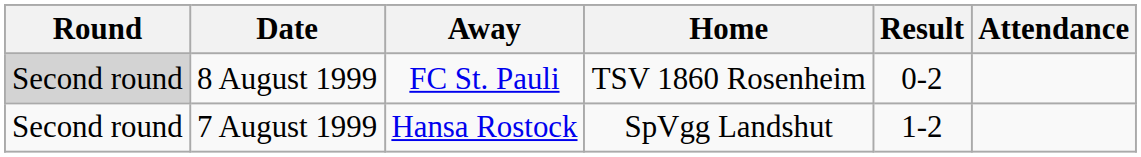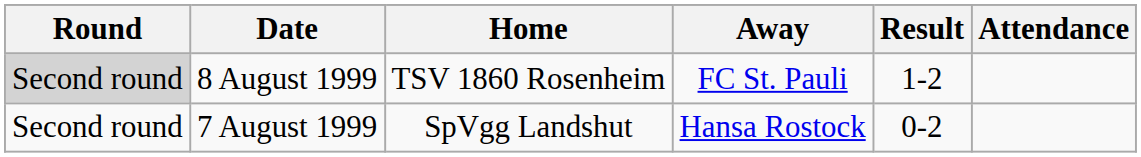columns swapped: (729, 28) <-> (484, 28)
(922, 77) 0-2 -> (922, 77) 1-2
(922, 126) 1-2 -> (922, 126) 0-2
